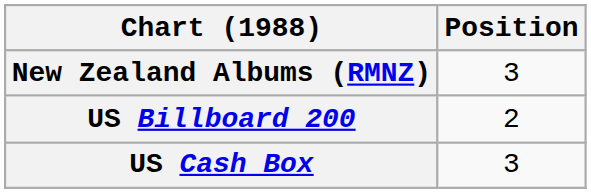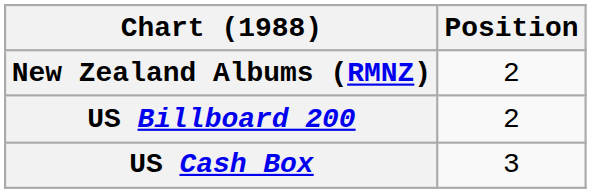(512, 73) 3 -> (512, 73) 2
